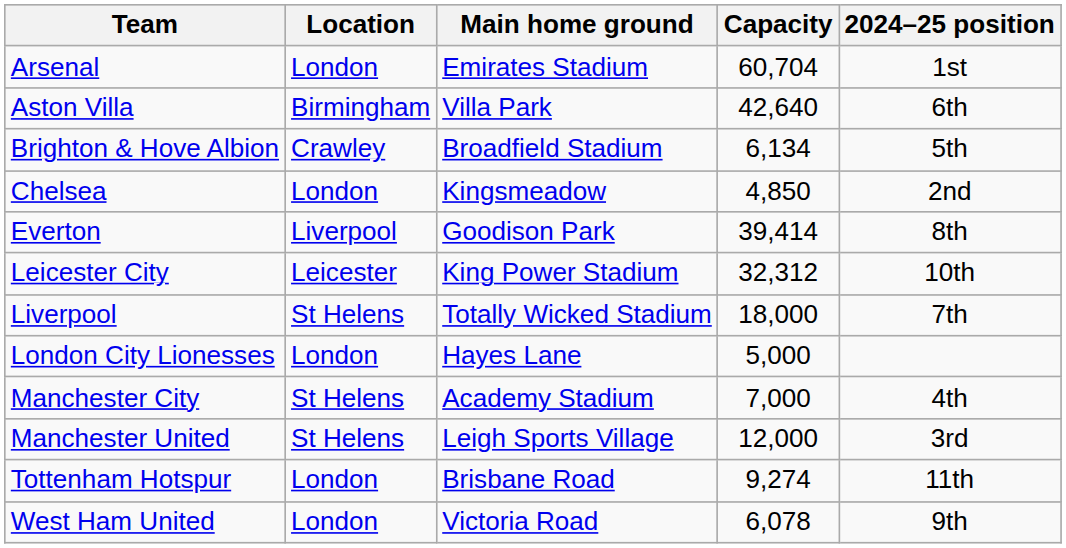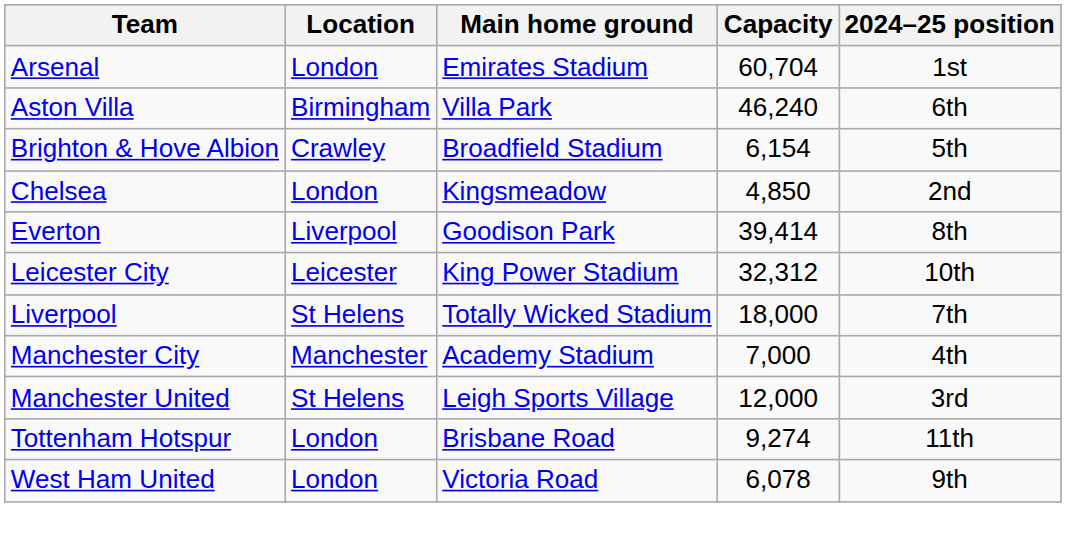(778, 107) 42,640 -> (778, 107) 46,240
(778, 149) 6,134 -> (778, 149) 6,154
- row: (143, 356)
(348, 397) St Helens -> (359, 356) Manchester
